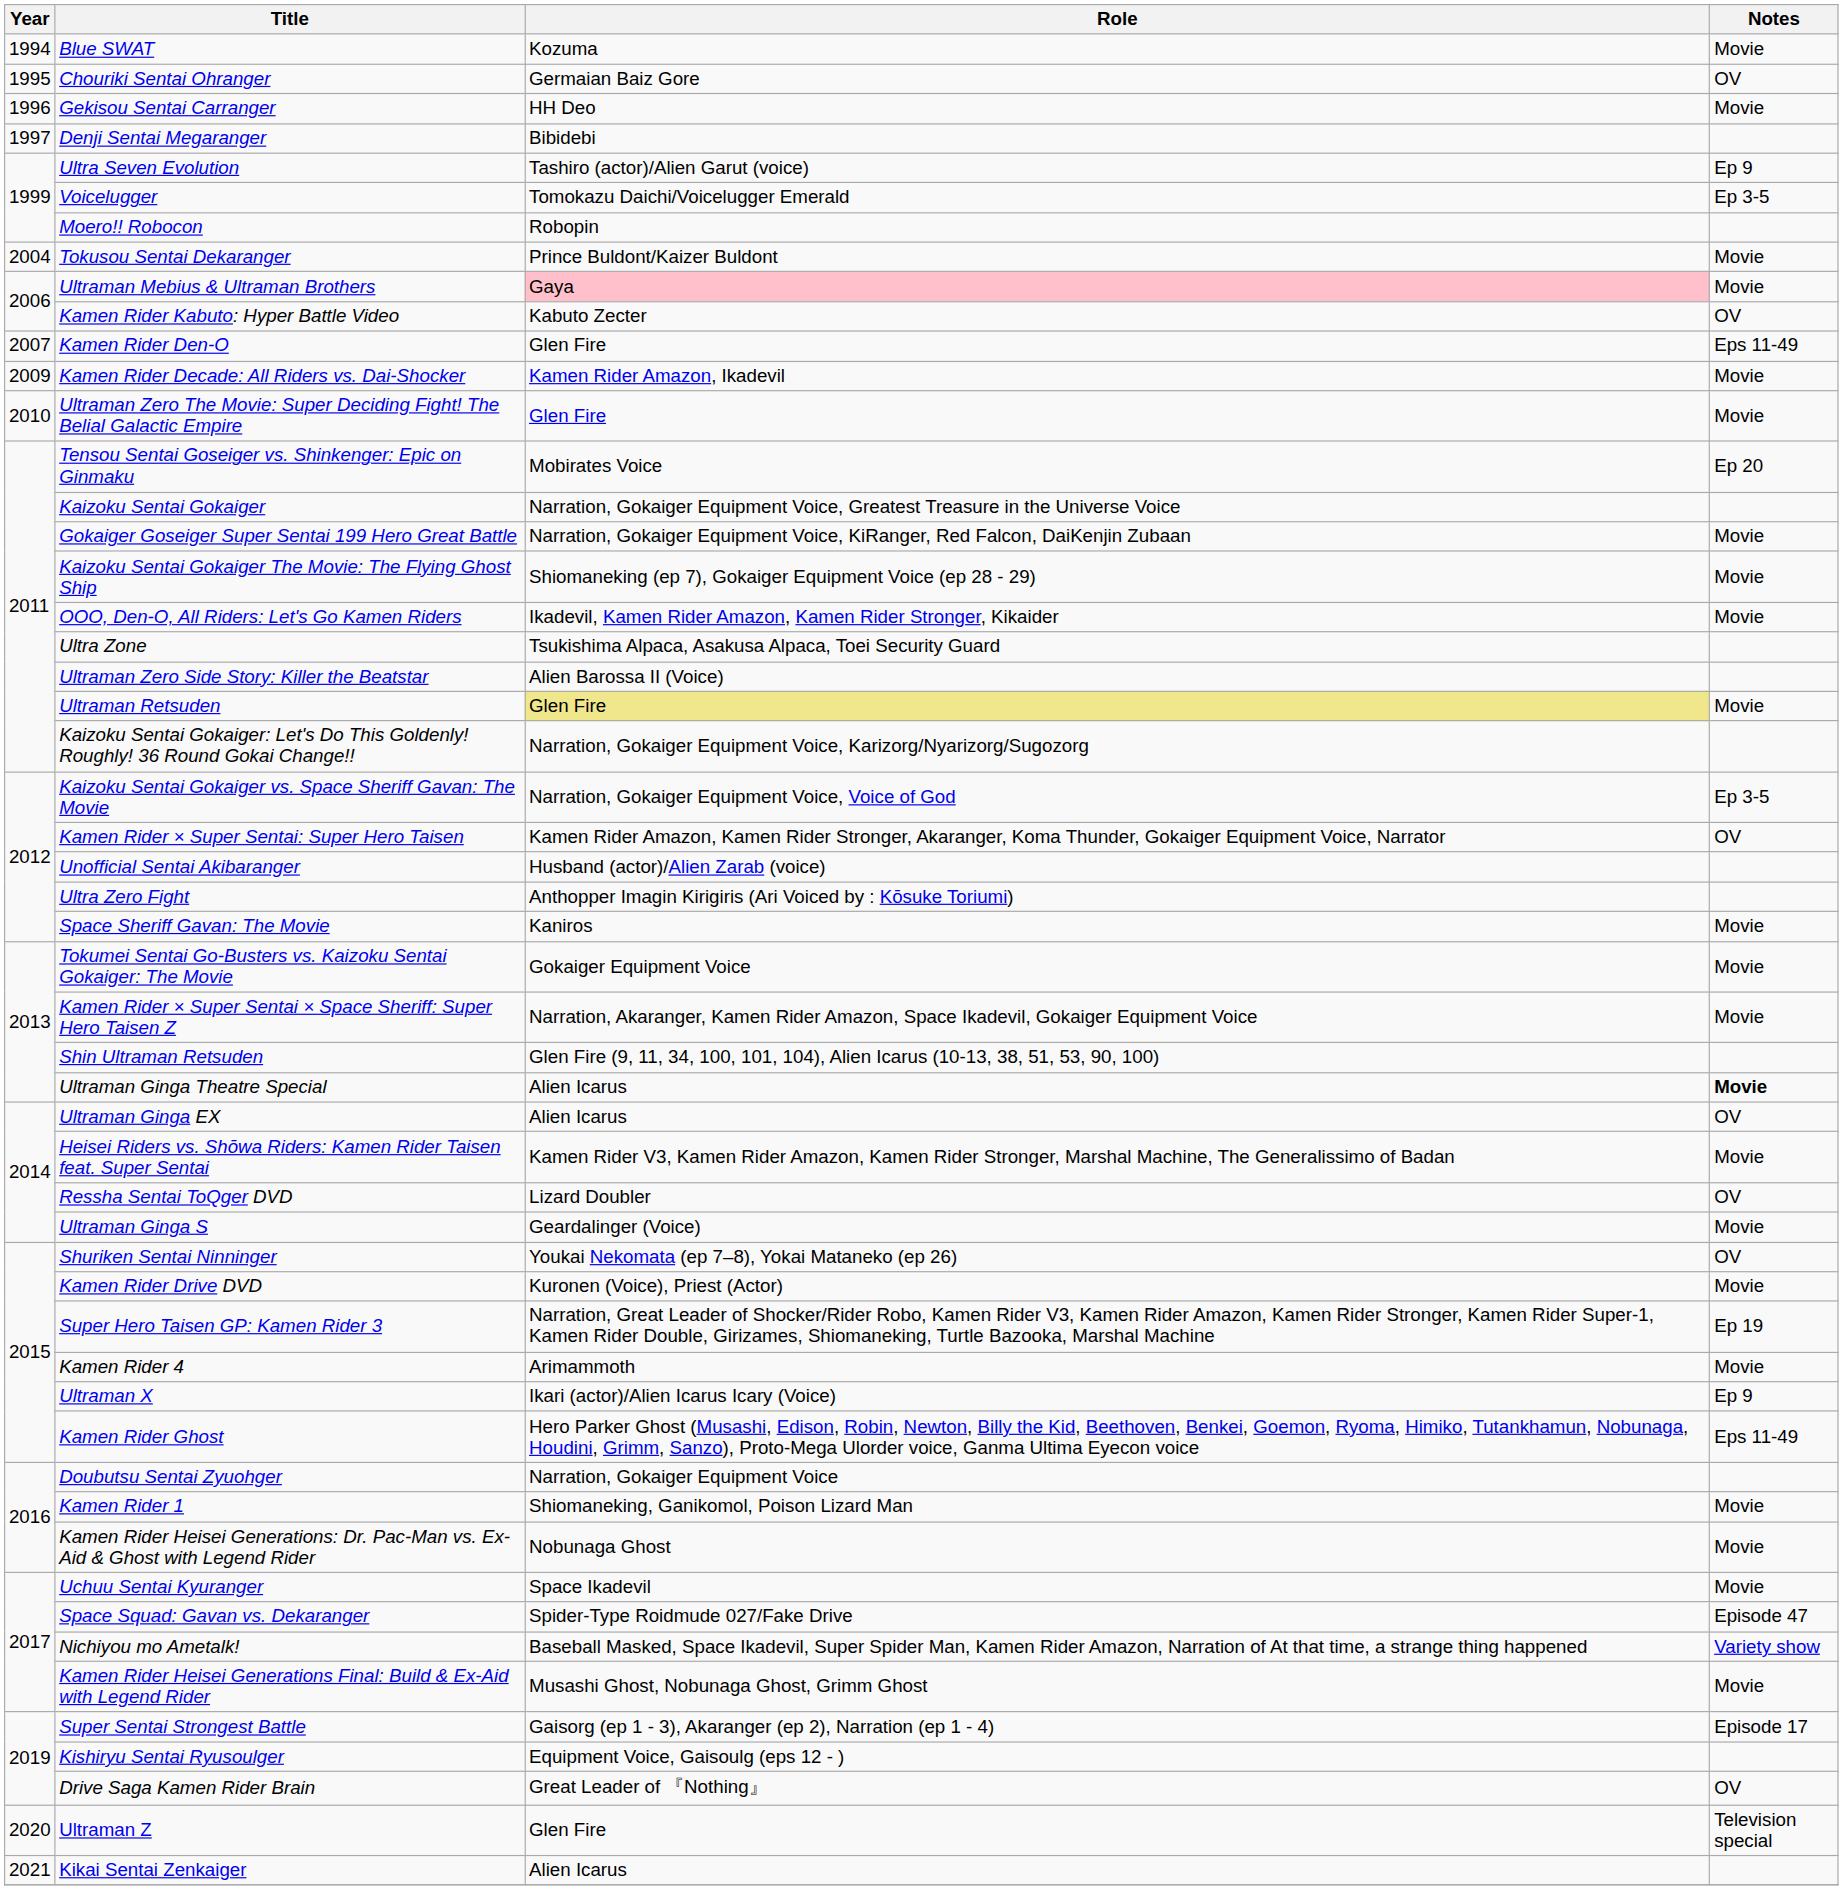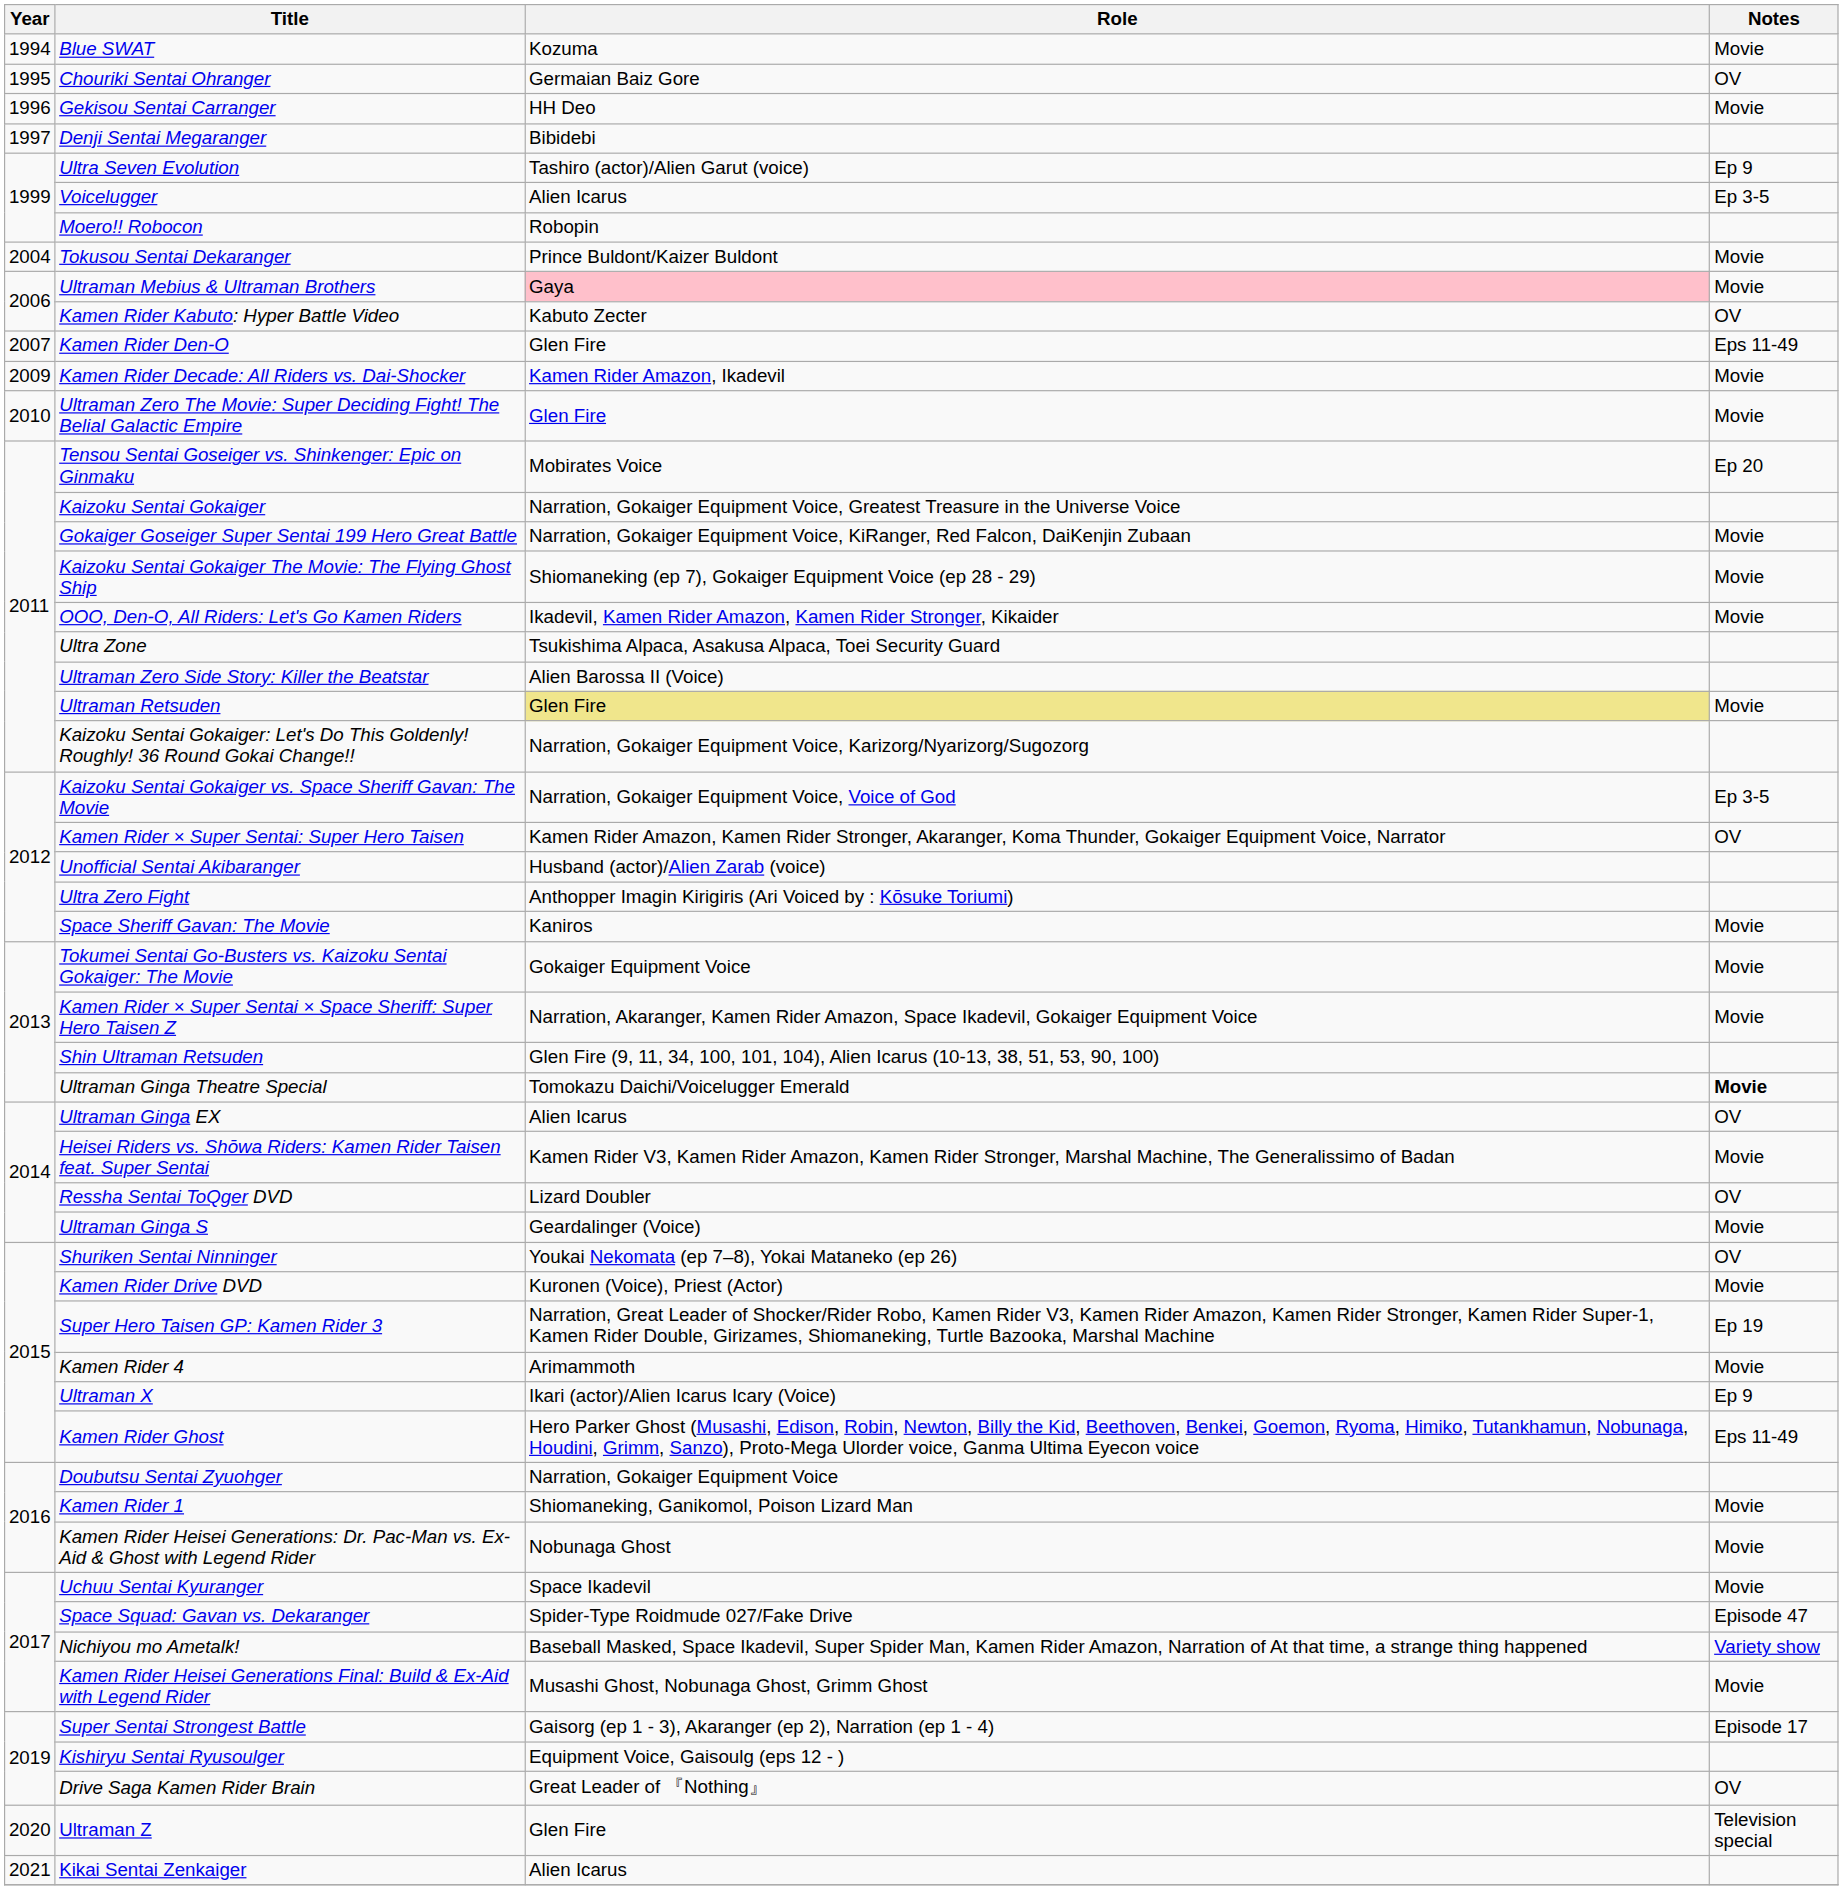(689, 197) Tomokazu Daichi/Voicelugger Emerald -> (578, 197) Alien Icarus
(578, 1087) Alien Icarus -> (689, 1087) Tomokazu Daichi/Voicelugger Emerald
